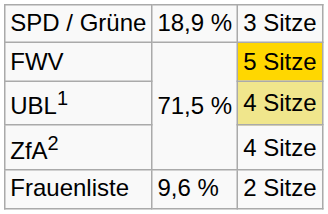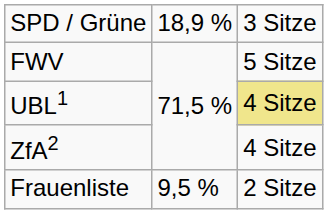(280, 61) gold background -> (280, 61) no background
(188, 188) 9,6 % -> (188, 188) 9,5 %
